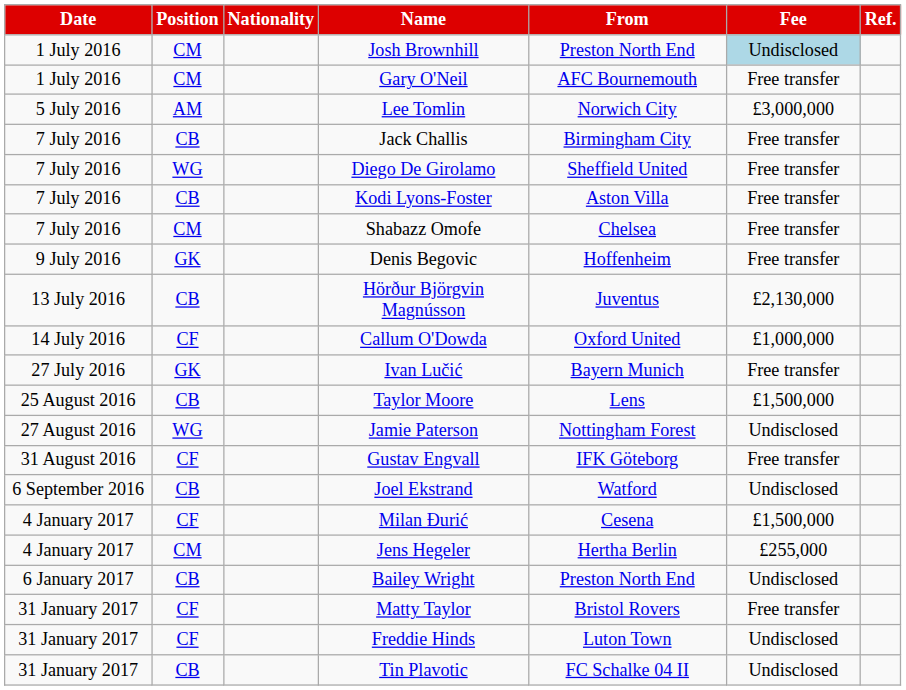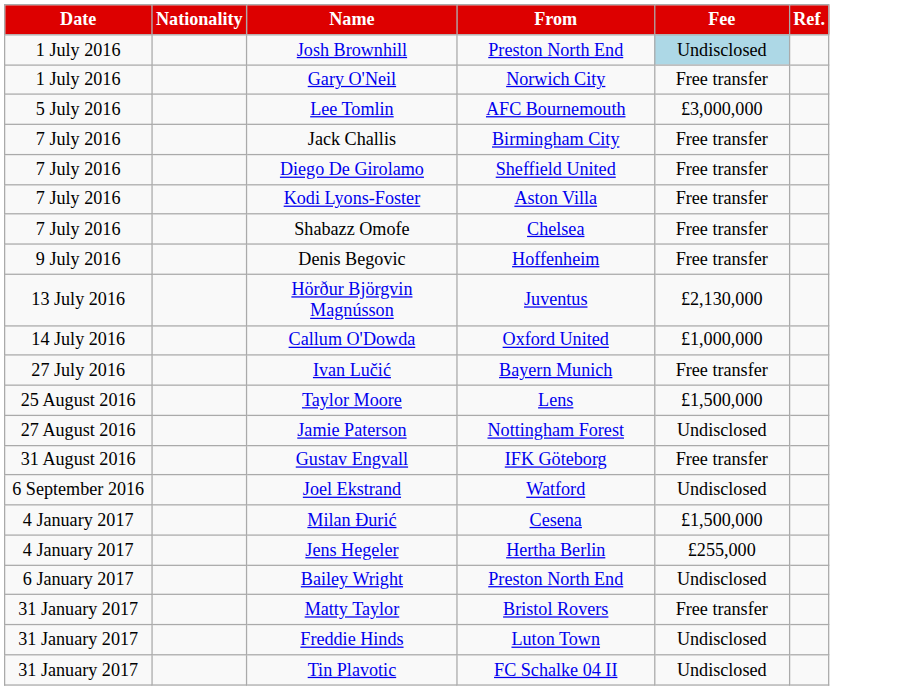- column: (187, 19)
(627, 79) AFC Bournemouth -> (556, 79) Norwich City
(627, 109) Norwich City -> (556, 109) AFC Bournemouth
